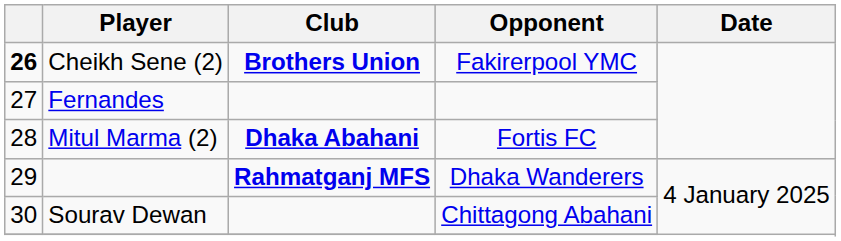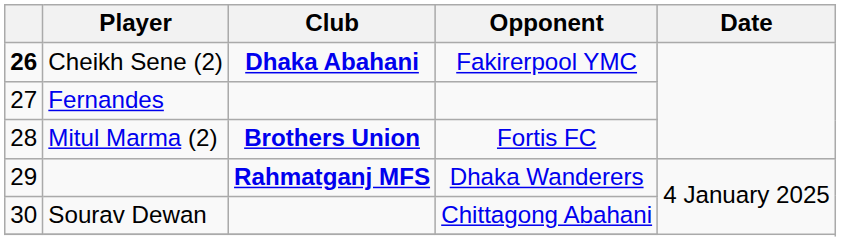(332, 61) Brothers Union -> (332, 61) Dhaka Abahani
(332, 138) Dhaka Abahani -> (332, 138) Brothers Union
